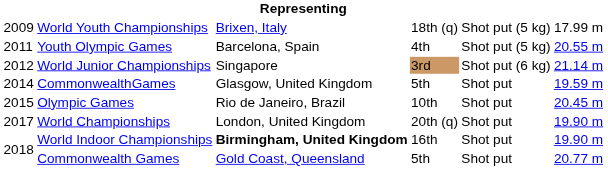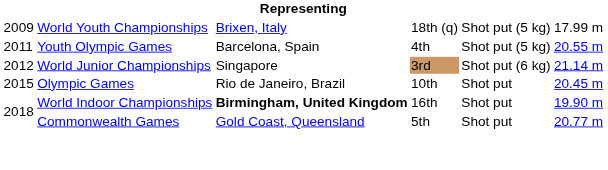- row: (106, 84)
- row: (104, 121)
